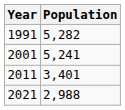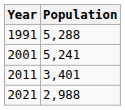(62, 35) 5,282 -> (62, 35) 5,288
